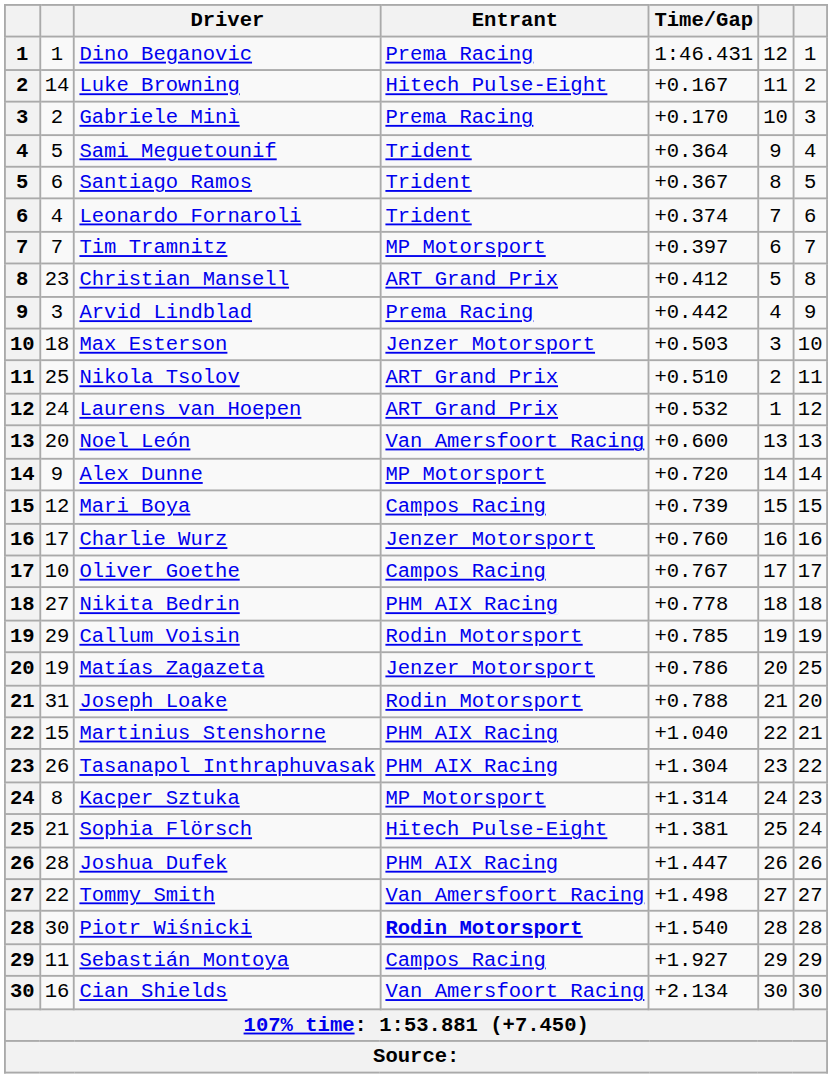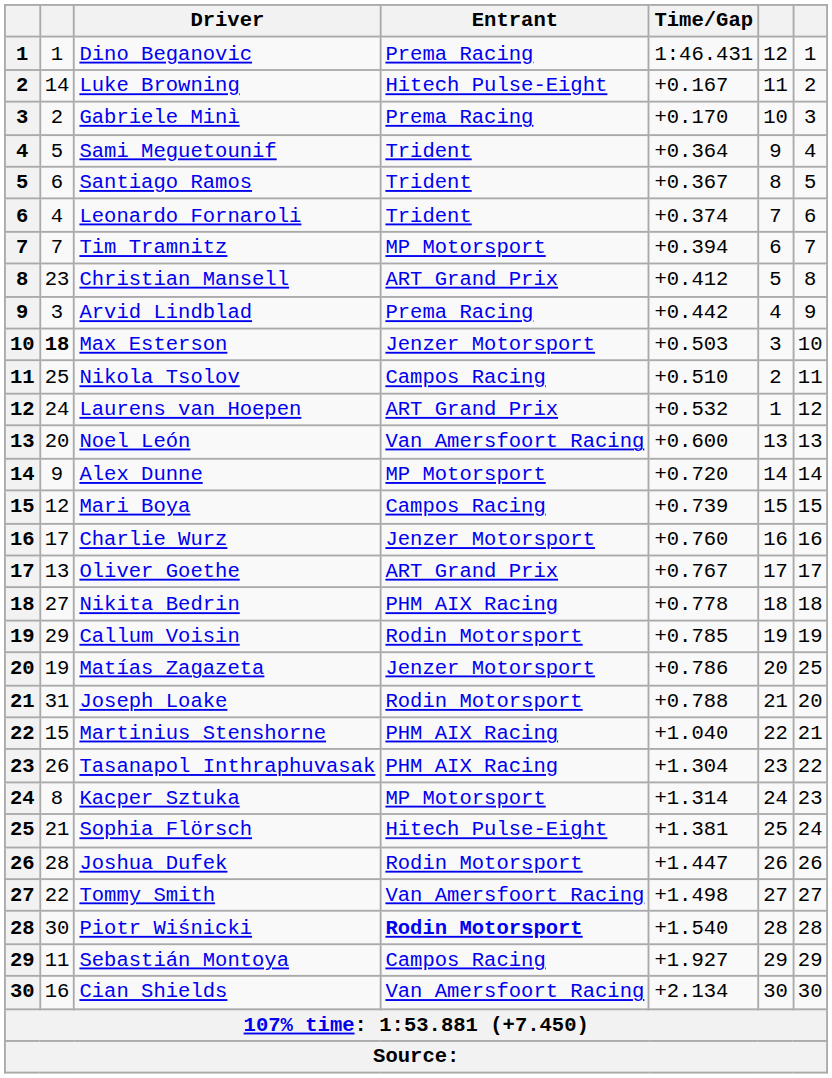(691, 248) +0.397 -> (691, 248) +0.394
(57, 345) normal -> (57, 345) bold
(472, 377) ART Grand Prix -> (466, 377) Campos Racing
(57, 572) 10 -> (57, 572) 13
(466, 572) Campos Racing -> (472, 572) ART Grand Prix
(472, 863) PHM AIX Racing -> (484, 863) Rodin Motorsport
